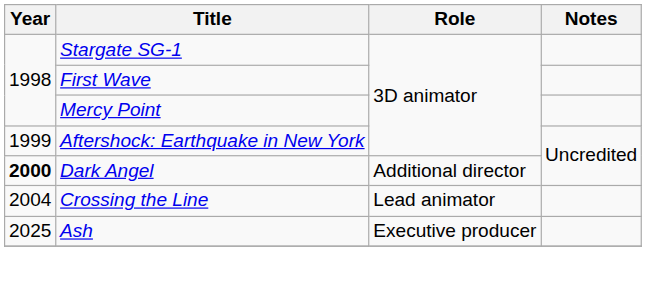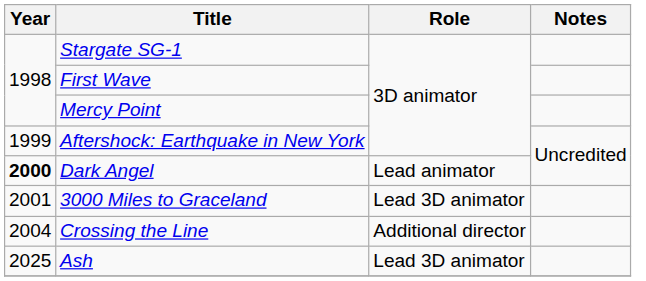(450, 170) Additional director -> (434, 170) Lead animator
+ row: (163, 200)
(434, 200) Lead animator -> (450, 230) Additional director
(455, 230) Executive producer -> (449, 261) Lead 3D animator
